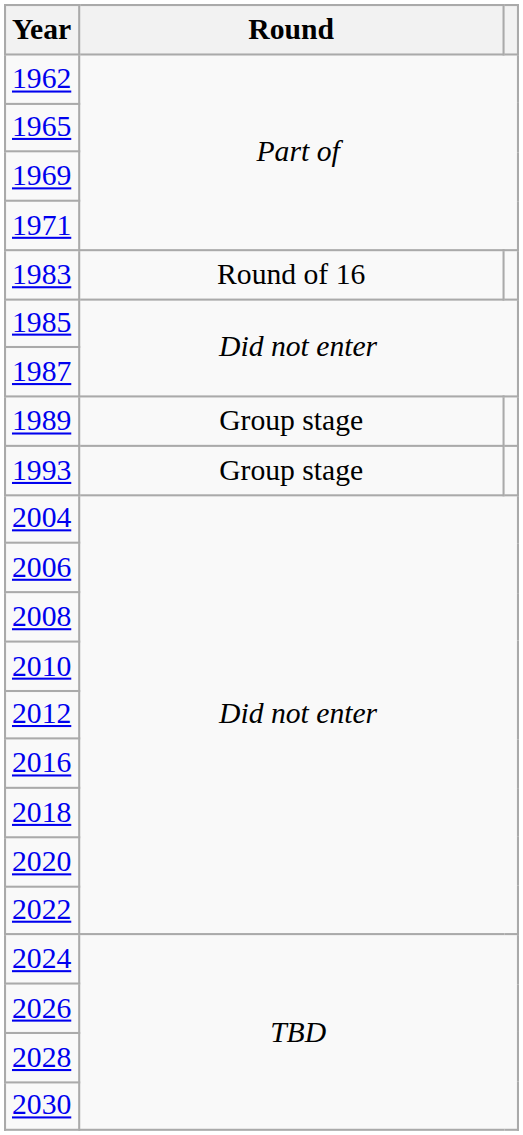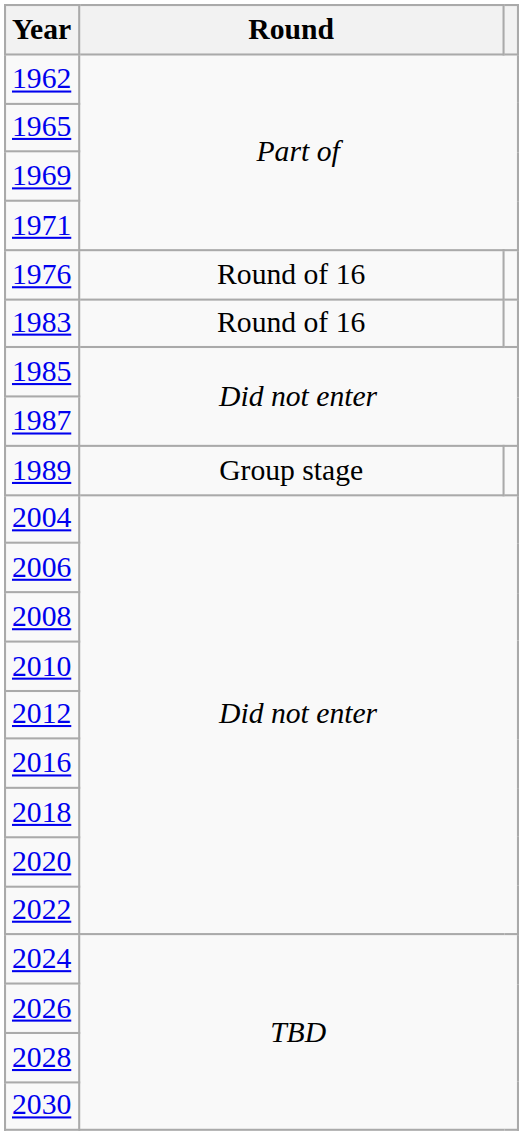+ row: (42, 273)
- row: (42, 469)
